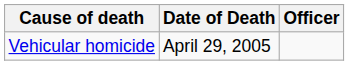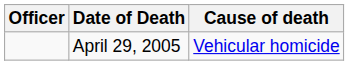columns swapped: (312, 18) <-> (82, 18)
